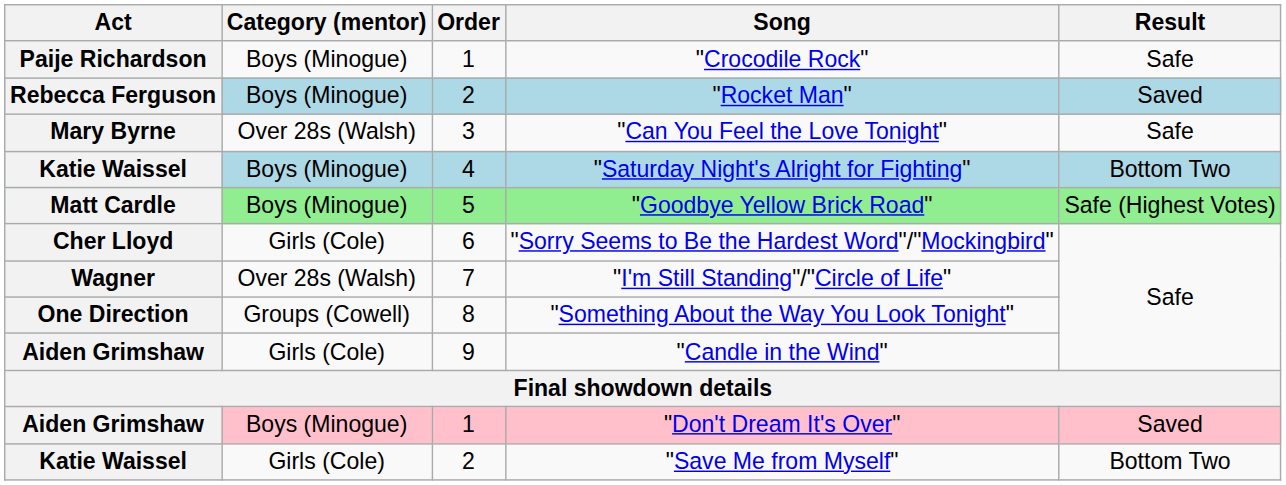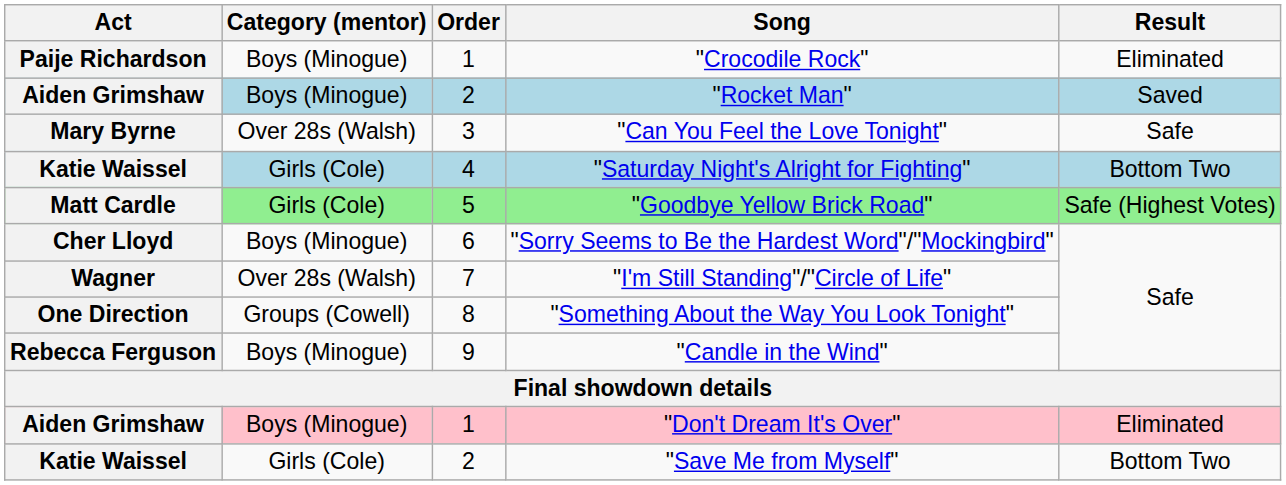(1170, 59) Safe -> (1170, 59) Eliminated
(113, 95) Rebecca Ferguson -> (113, 95) Aiden Grimshaw
(327, 168) Boys (Minogue) -> (327, 168) Girls (Cole)
(327, 205) Boys (Minogue) -> (327, 205) Girls (Cole)
(327, 242) Girls (Cole) -> (327, 242) Boys (Minogue)
(113, 351) Aiden Grimshaw -> (113, 351) Rebecca Ferguson
(327, 351) Girls (Cole) -> (327, 351) Boys (Minogue)
(1170, 424) Saved -> (1170, 424) Eliminated
